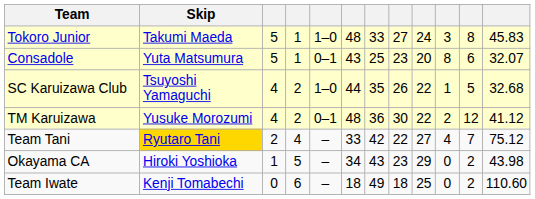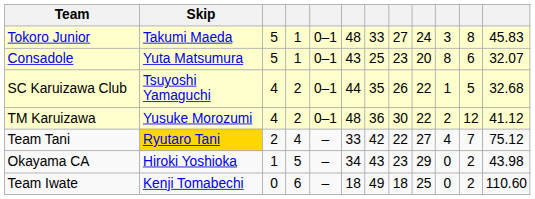(325, 37) 1–0 -> (325, 37) 0–1
(325, 88) 1–0 -> (325, 88) 0–1
